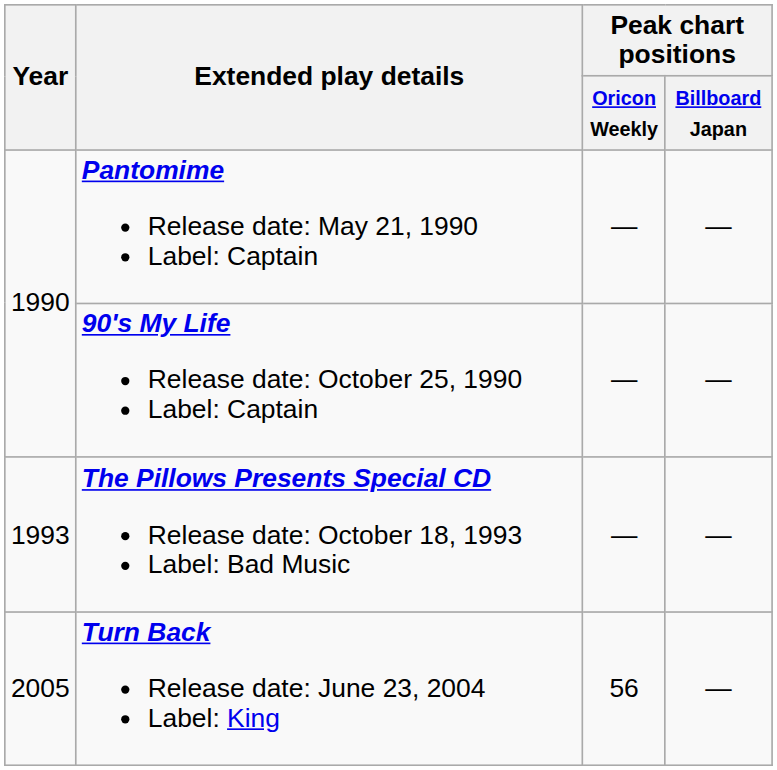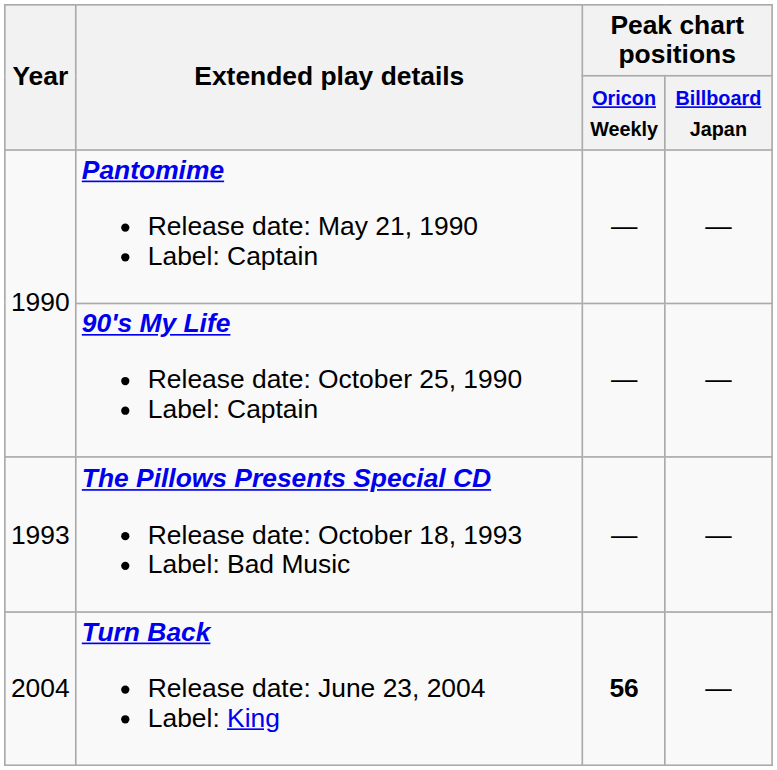(40, 688) 2005 -> (40, 688) 2004
(624, 688) normal -> (624, 688) bold
